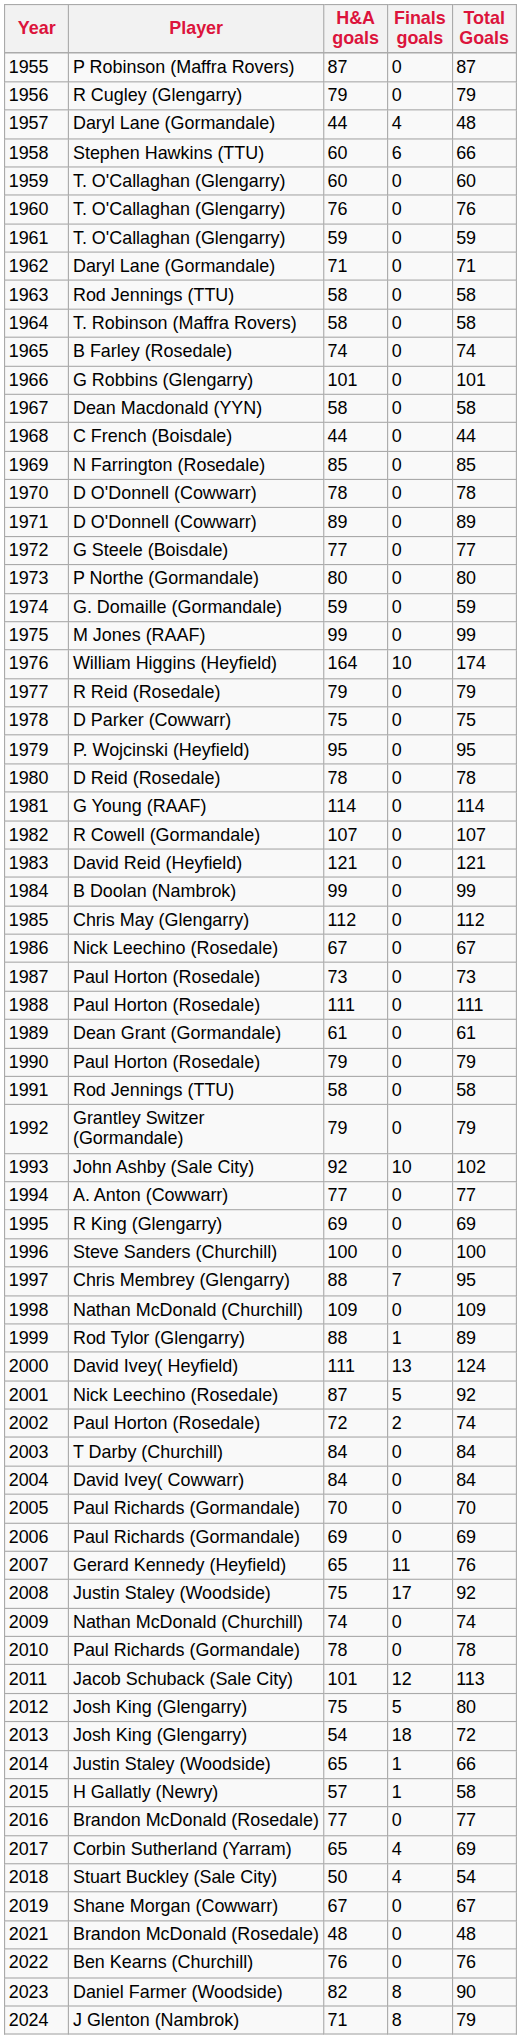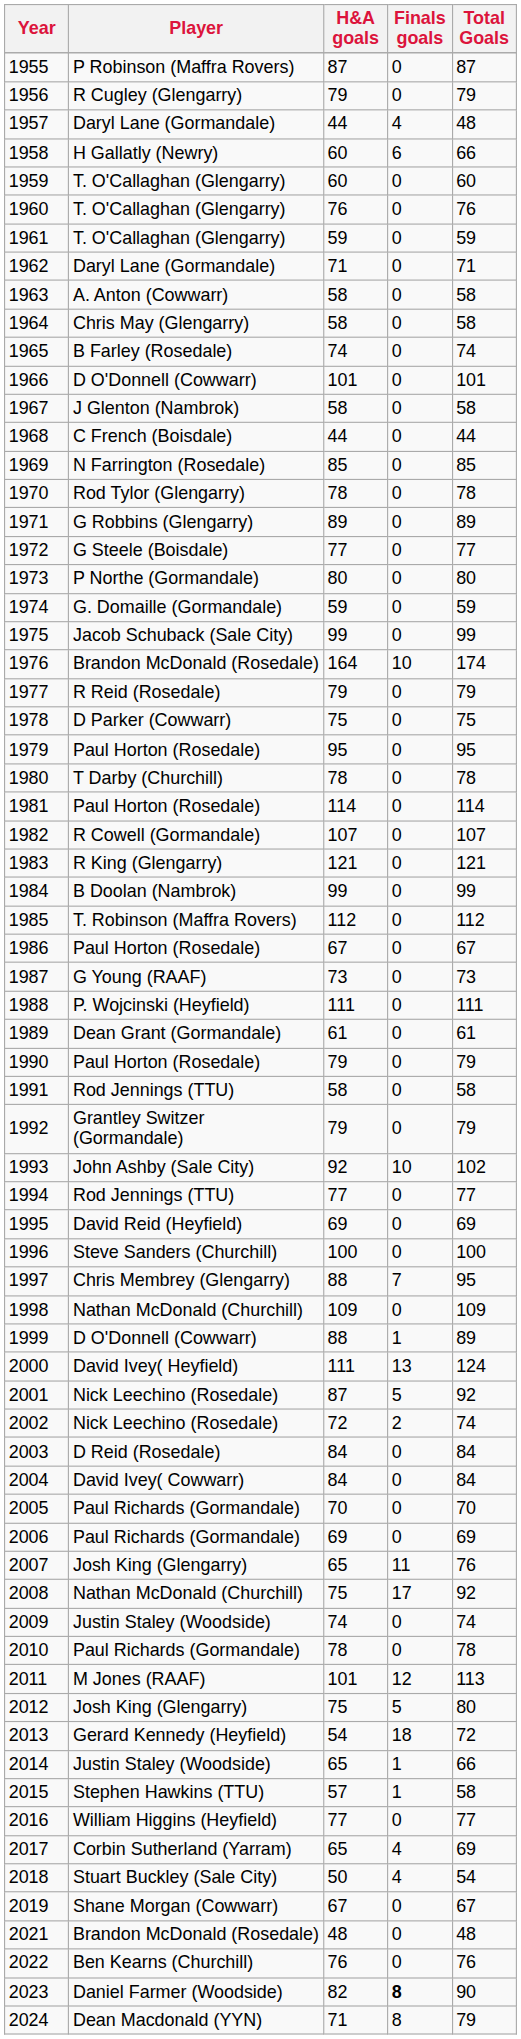(169, 152) Stephen Hawkins (TTU) -> (146, 152) H Gallatly (Newry)
(154, 294) Rod Jennings (TTU) -> (151, 294) A. Anton (Cowwarr)
(185, 323) T. Robinson (Maffra Rovers) -> (161, 323) Chris May (Glengarry)
(163, 379) G Robbins (Glengarry) -> (165, 379) D O'Donnell (Cowwarr)
(168, 408) Dean Macdonald (YYN) -> (156, 408) J Glenton (Nambrok)
(165, 493) D O'Donnell (Cowwarr) -> (159, 493) Rod Tylor (Glengarry)
(165, 522) D O'Donnell (Cowwarr) -> (163, 522) G Robbins (Glengarry)
(139, 635) M Jones (RAAF) -> (183, 635) Jacob Schuback (Sale City)
(175, 664) William Higgins (Heyfield) -> (196, 664) Brandon McDonald (Rosedale)
(161, 749) P. Wojcinski (Heyfield) -> (167, 749) Paul Horton (Rosedale)
(147, 777) D Reid (Rosedale) -> (148, 777) T Darby (Churchill)
(140, 806) G Young (RAAF) -> (167, 806) Paul Horton (Rosedale)
(158, 863) David Reid (Heyfield) -> (148, 863) R King (Glengarry)
(161, 919) Chris May (Glengarry) -> (185, 919) T. Robinson (Maffra Rovers)
(176, 948) Nick Leechino (Rosedale) -> (167, 948) Paul Horton (Rosedale)
(167, 976) Paul Horton (Rosedale) -> (140, 976) G Young (RAAF)
(167, 1005) Paul Horton (Rosedale) -> (161, 1005) P. Wojcinski (Heyfield)
(151, 1195) A. Anton (Cowwarr) -> (154, 1195) Rod Jennings (TTU)
(148, 1224) R King (Glengarry) -> (158, 1224) David Reid (Heyfield)
(159, 1337) Rod Tylor (Glengarry) -> (165, 1337) D O'Donnell (Cowwarr)
(167, 1423) Paul Horton (Rosedale) -> (176, 1423) Nick Leechino (Rosedale)
(148, 1451) T Darby (Churchill) -> (147, 1451) D Reid (Rosedale)
(180, 1565) Gerard Kennedy (Heyfield) -> (160, 1565) Josh King (Glengarry)
(172, 1593) Justin Staley (Woodside) -> (188, 1593) Nathan McDonald (Churchill)
(188, 1622) Nathan McDonald (Churchill) -> (172, 1622) Justin Staley (Woodside)
(183, 1678) Jacob Schuback (Sale City) -> (139, 1678) M Jones (RAAF)
(160, 1735) Josh King (Glengarry) -> (180, 1735) Gerard Kennedy (Heyfield)
(146, 1792) H Gallatly (Newry) -> (169, 1792) Stephen Hawkins (TTU)
(196, 1821) Brandon McDonald (Rosedale) -> (175, 1821) William Higgins (Heyfield)
(397, 1991) normal -> (397, 1991) bold
(156, 2020) J Glenton (Nambrok) -> (168, 2020) Dean Macdonald (YYN)
